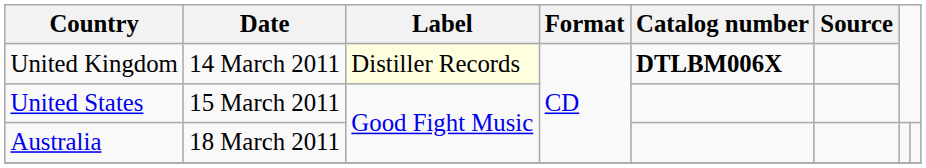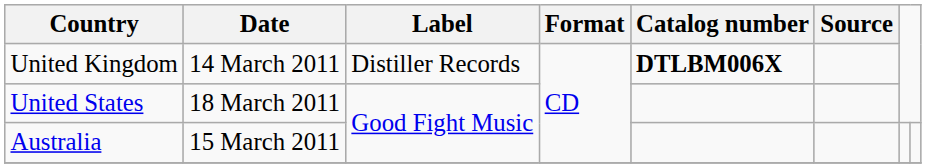(436, 63) lightyellow background -> (436, 63) no background
(265, 102) 15 March 2011 -> (265, 102) 18 March 2011
(265, 142) 18 March 2011 -> (265, 142) 15 March 2011
